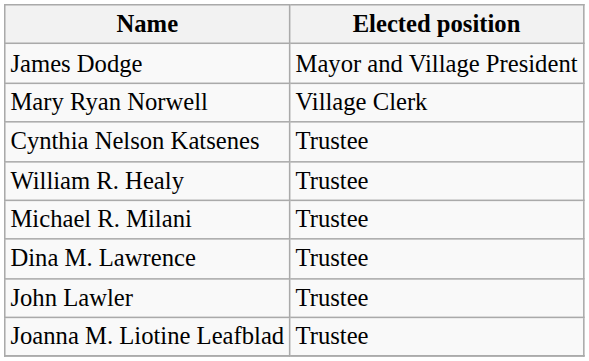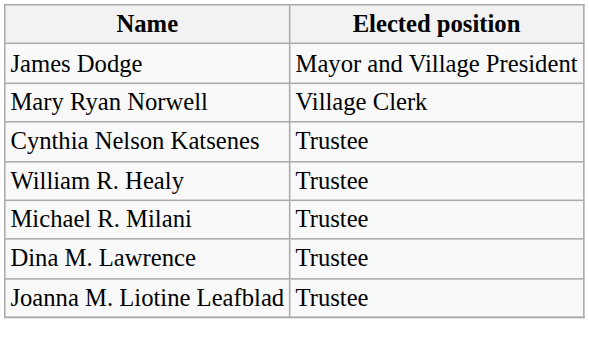- row: (72, 297)
